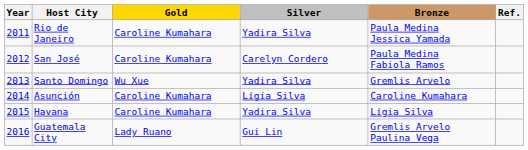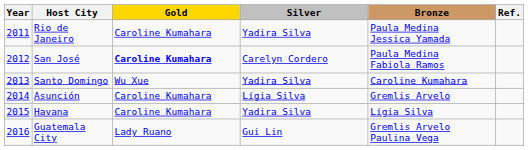(163, 59) normal -> (163, 59) bold
(410, 80) Gremlis Arvelo -> (419, 80) Caroline Kumahara
(419, 96) Caroline Kumahara -> (410, 96) Gremlis Arvelo
